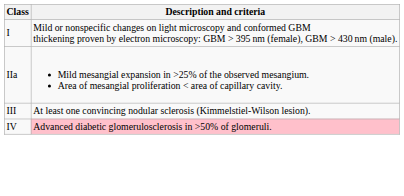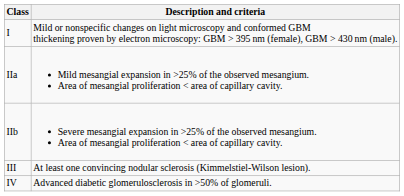+ row: (12, 131)
(152, 126) pink background -> (152, 183) no background
